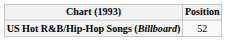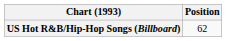(202, 28) 52 -> (202, 28) 62
